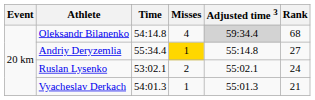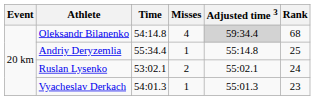(186, 51) gold background -> (186, 51) no background
(295, 51) 27 -> (295, 51) 25
(295, 86) 21 -> (295, 86) 23
